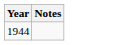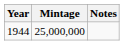+ column: (60, 13)
